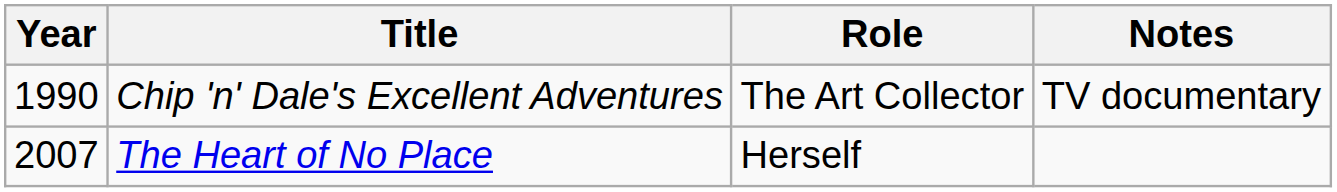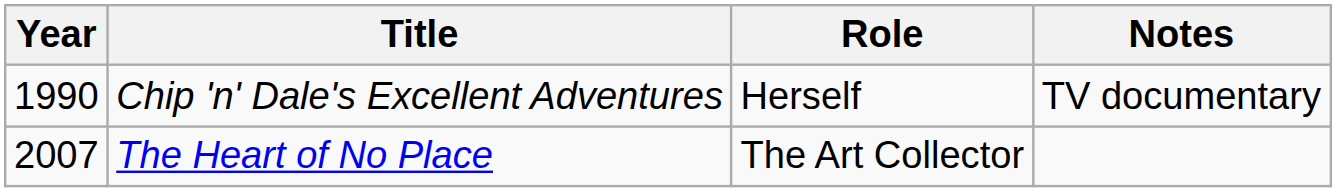(882, 95) The Art Collector -> (801, 95) Herself
(801, 155) Herself -> (882, 155) The Art Collector
